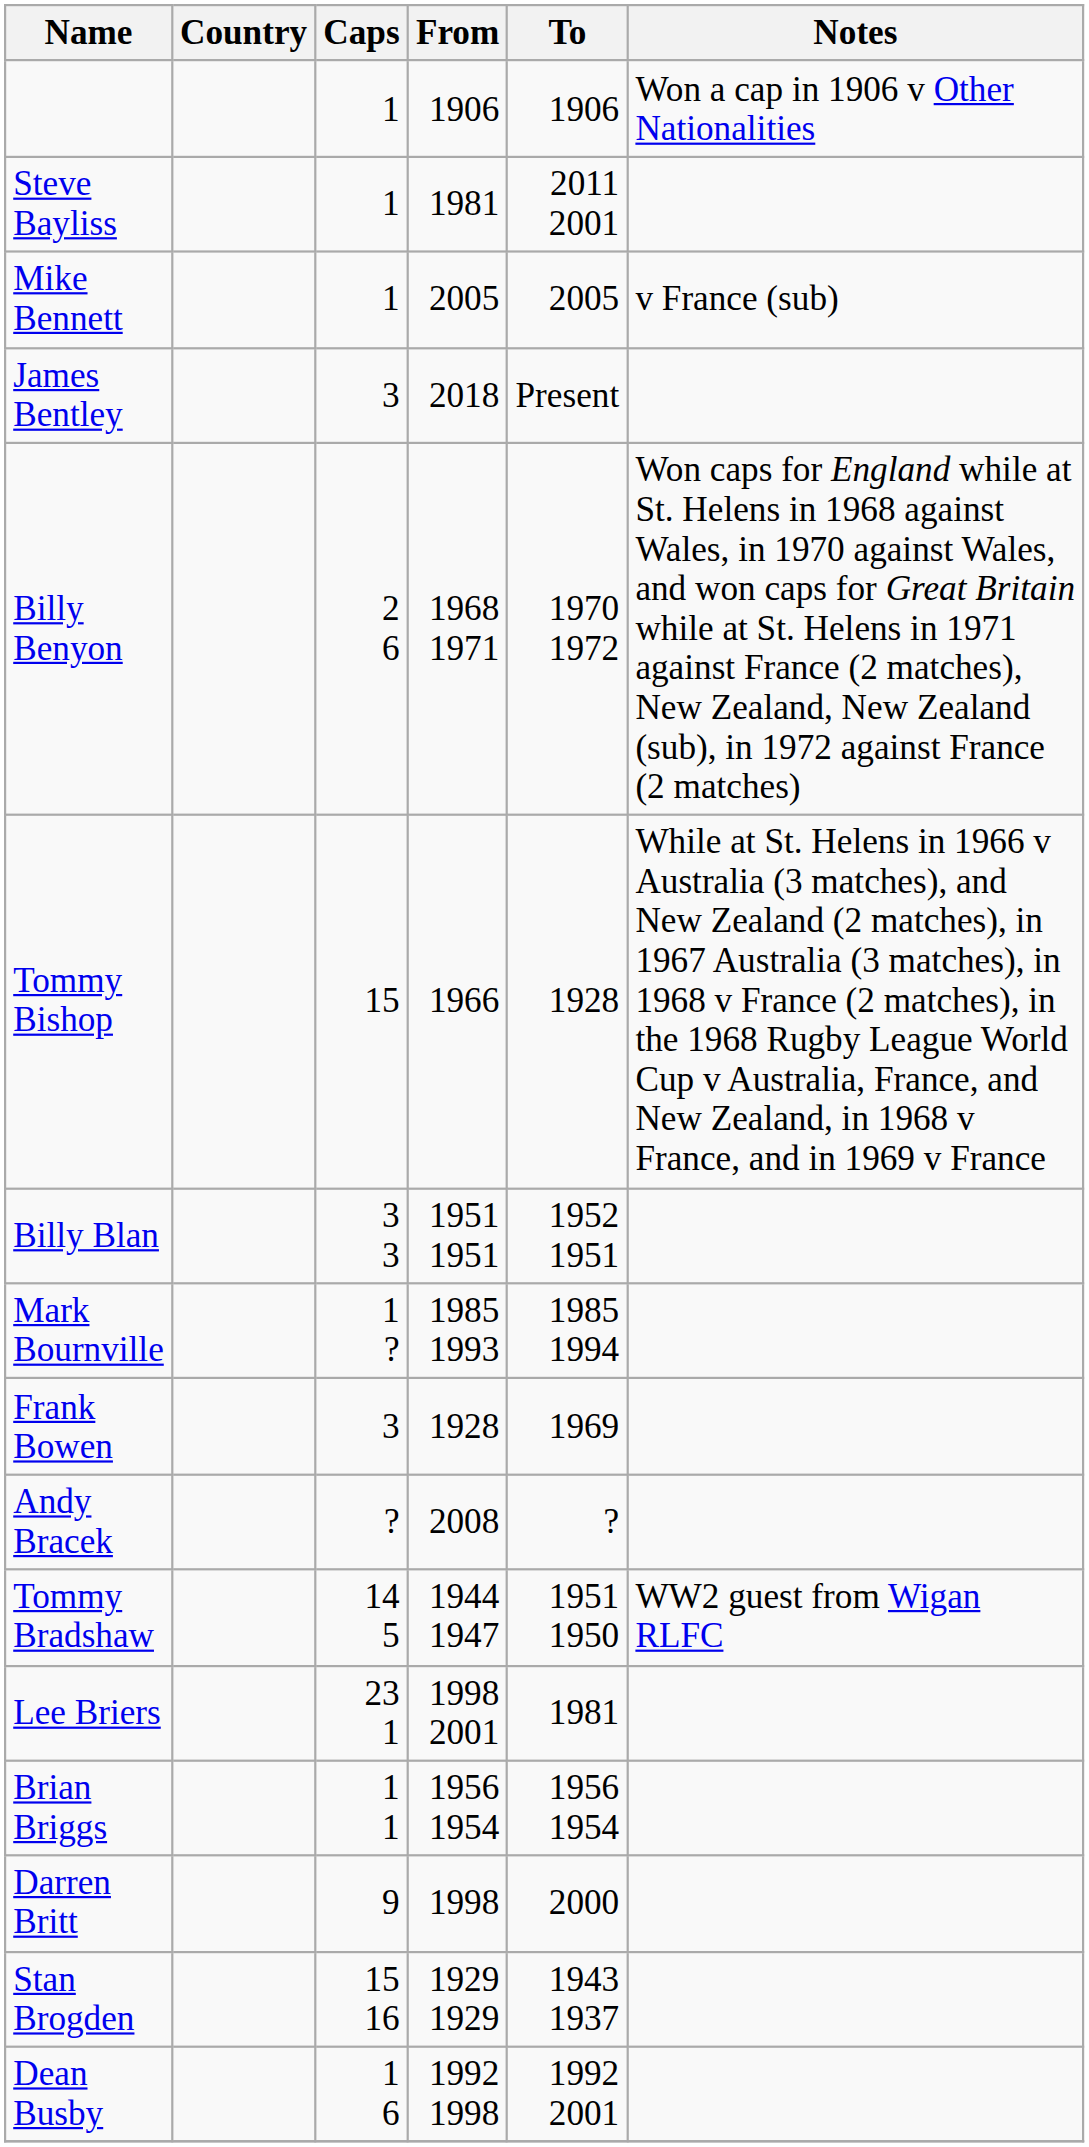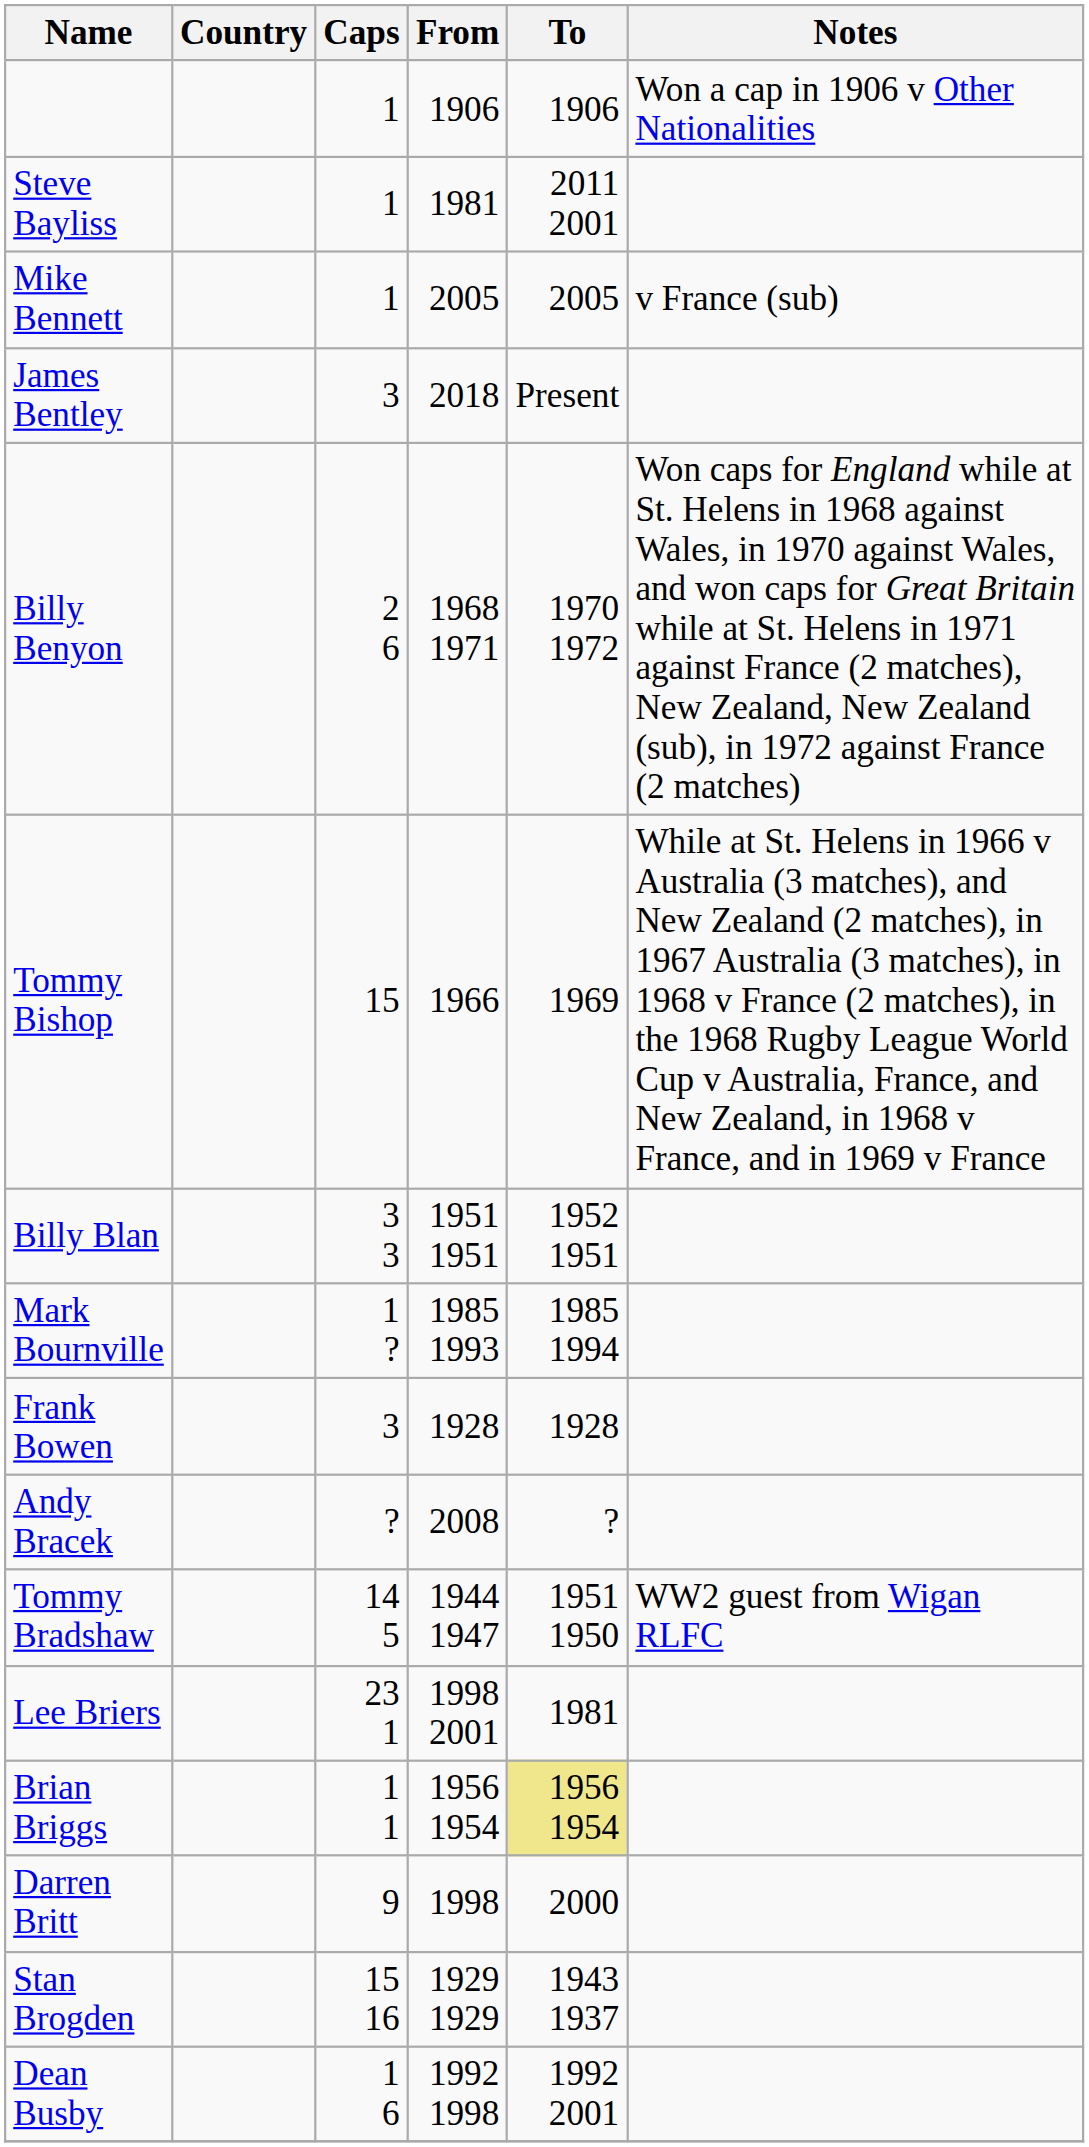(584, 1000) 1928 -> (584, 1000) 1969
(584, 1425) 1969 -> (584, 1425) 1928
(584, 1807) no background -> (584, 1807) khaki background
